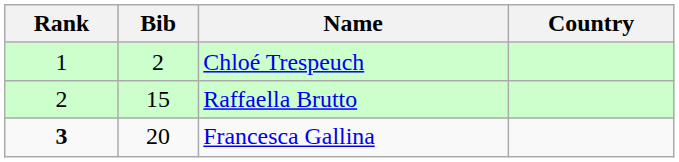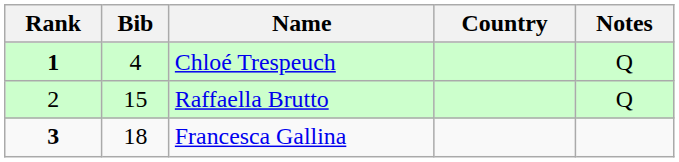+ column: (624, 23)
(61, 61) normal -> (53, 61) bold
(158, 61) 2 -> (135, 61) 4
(158, 136) 20 -> (135, 136) 18
